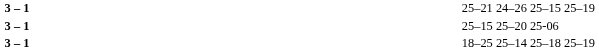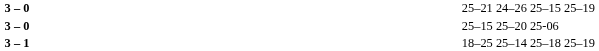(17, 8) 3 – 1 -> (17, 8) 3 – 0
(17, 25) 3 – 1 -> (17, 25) 3 – 0
